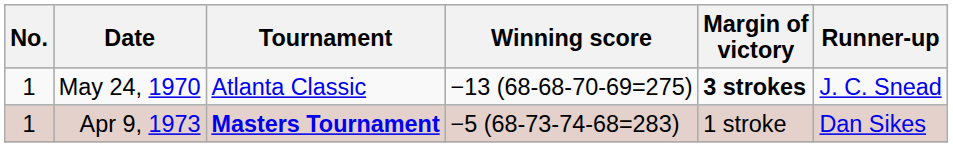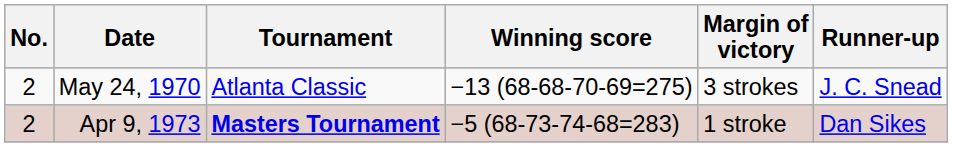(29, 87) 1 -> (29, 87) 2
(755, 87) bold -> (751, 87) normal
(29, 124) 1 -> (29, 124) 2
